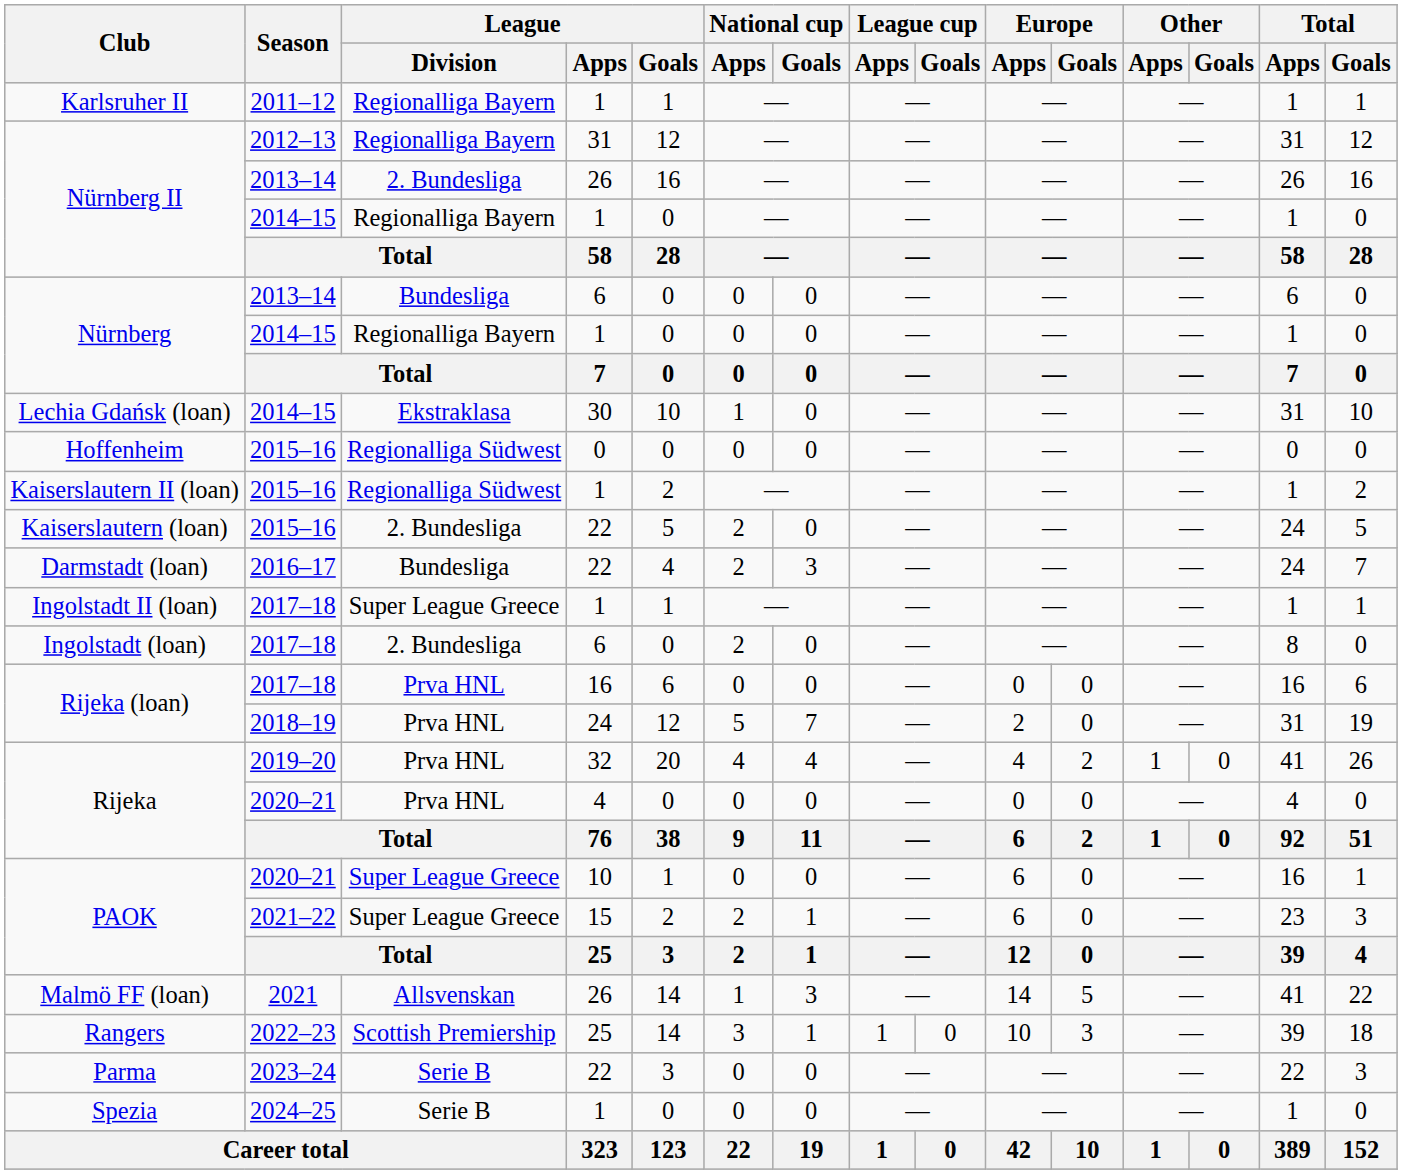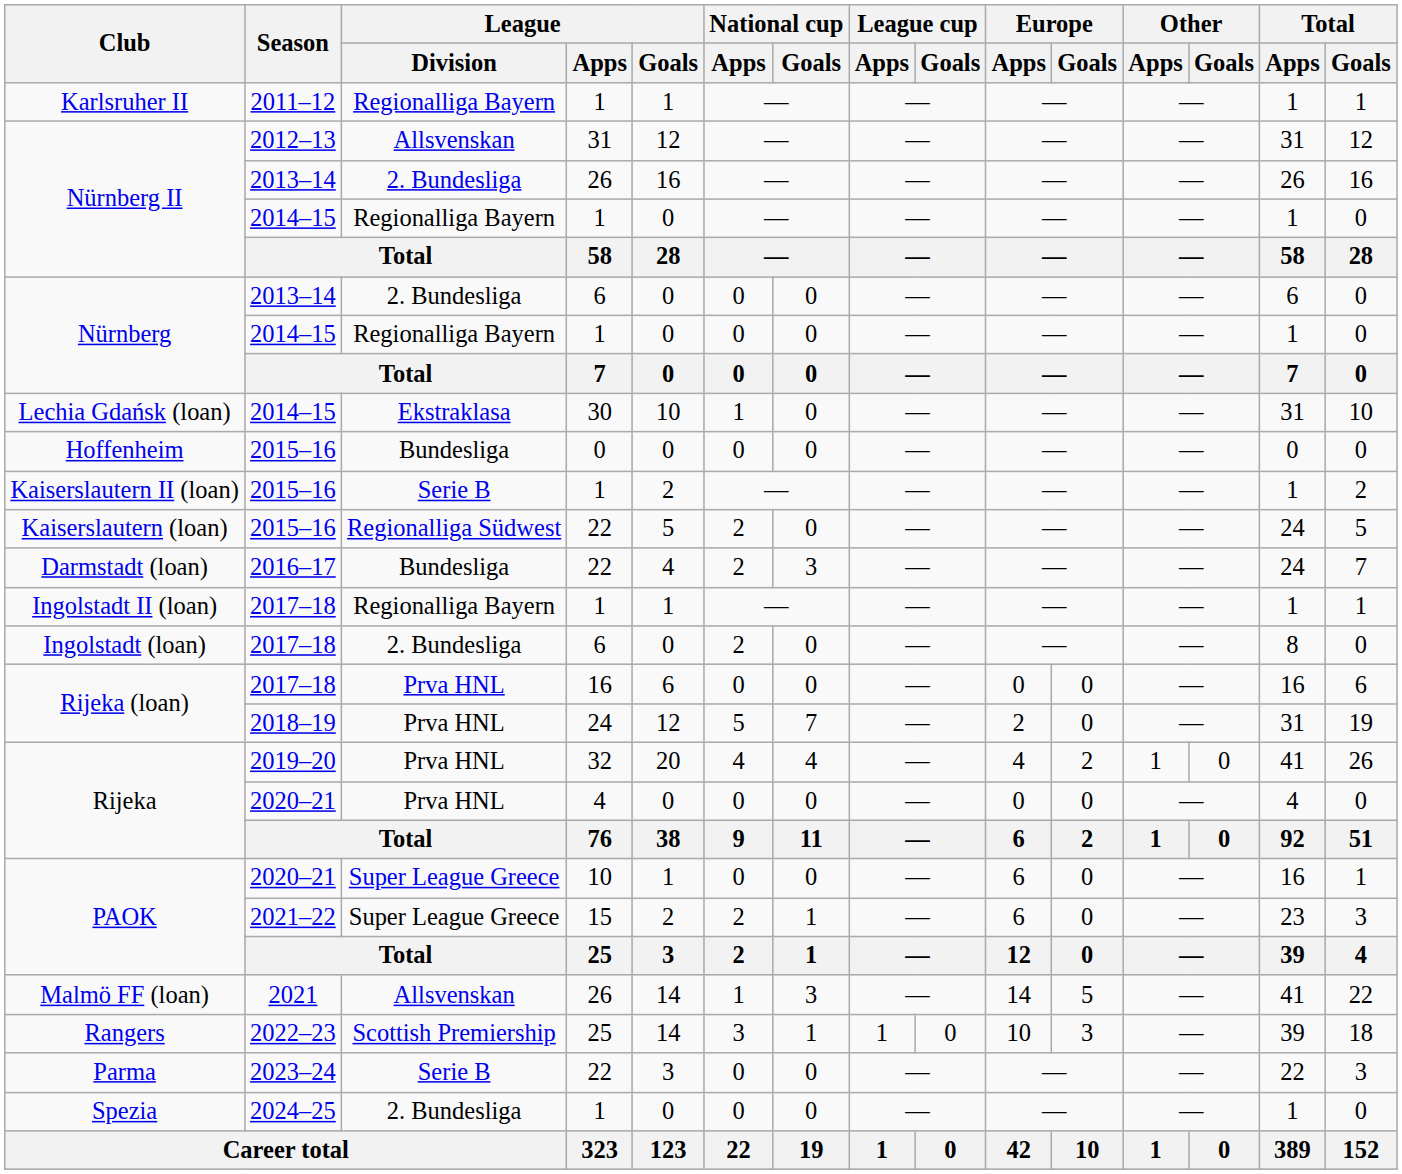(454, 140) Regionalliga Bayern -> (454, 140) Allsvenskan
(454, 295) Bundesliga -> (454, 295) 2. Bundesliga
(454, 450) Regionalliga Südwest -> (454, 450) Bundesliga
(454, 489) Regionalliga Südwest -> (454, 489) Serie B
(454, 528) 2. Bundesliga -> (454, 528) Regionalliga Südwest
(454, 606) Super League Greece -> (454, 606) Regionalliga Bayern
(454, 1110) Serie B -> (454, 1110) 2. Bundesliga
